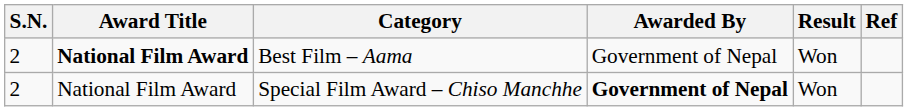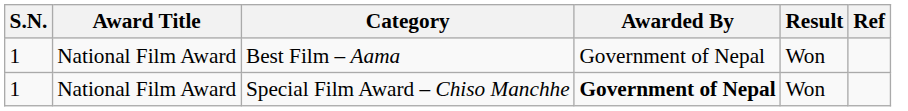(15, 55) 2 -> (15, 55) 1
(153, 55) bold -> (147, 55) normal
(15, 88) 2 -> (15, 88) 1
